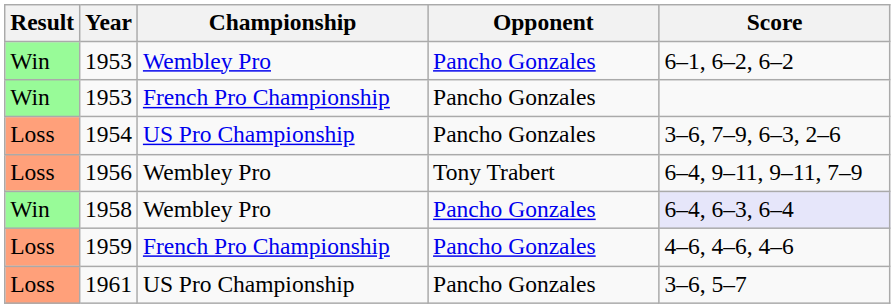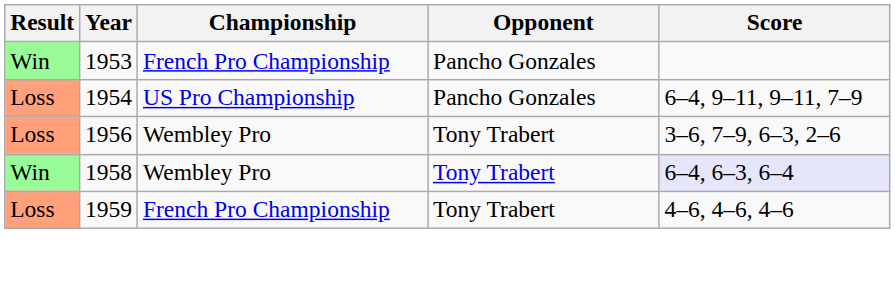- row: (109, 60)
(753, 135) 3–6, 7–9, 6–3, 2–6 -> (763, 97) 6–4, 9–11, 9–11, 7–9
(763, 172) 6–4, 9–11, 9–11, 7–9 -> (753, 135) 3–6, 7–9, 6–3, 2–6
(514, 209) Pancho Gonzales -> (494, 172) Tony Trabert
(514, 246) Pancho Gonzales -> (494, 209) Tony Trabert
- row: (109, 284)
